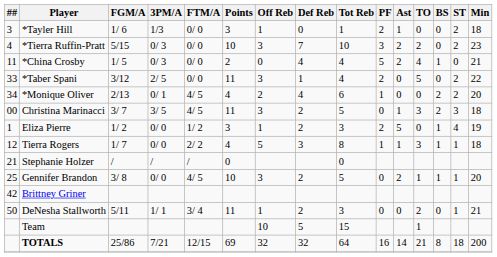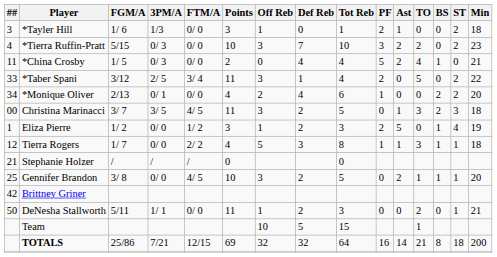(195, 78) 0/ 0 -> (195, 78) 3/ 4
(195, 95) 4/ 5 -> (195, 95) 0/ 0
(195, 210) 3/ 4 -> (195, 210) 0/ 0
